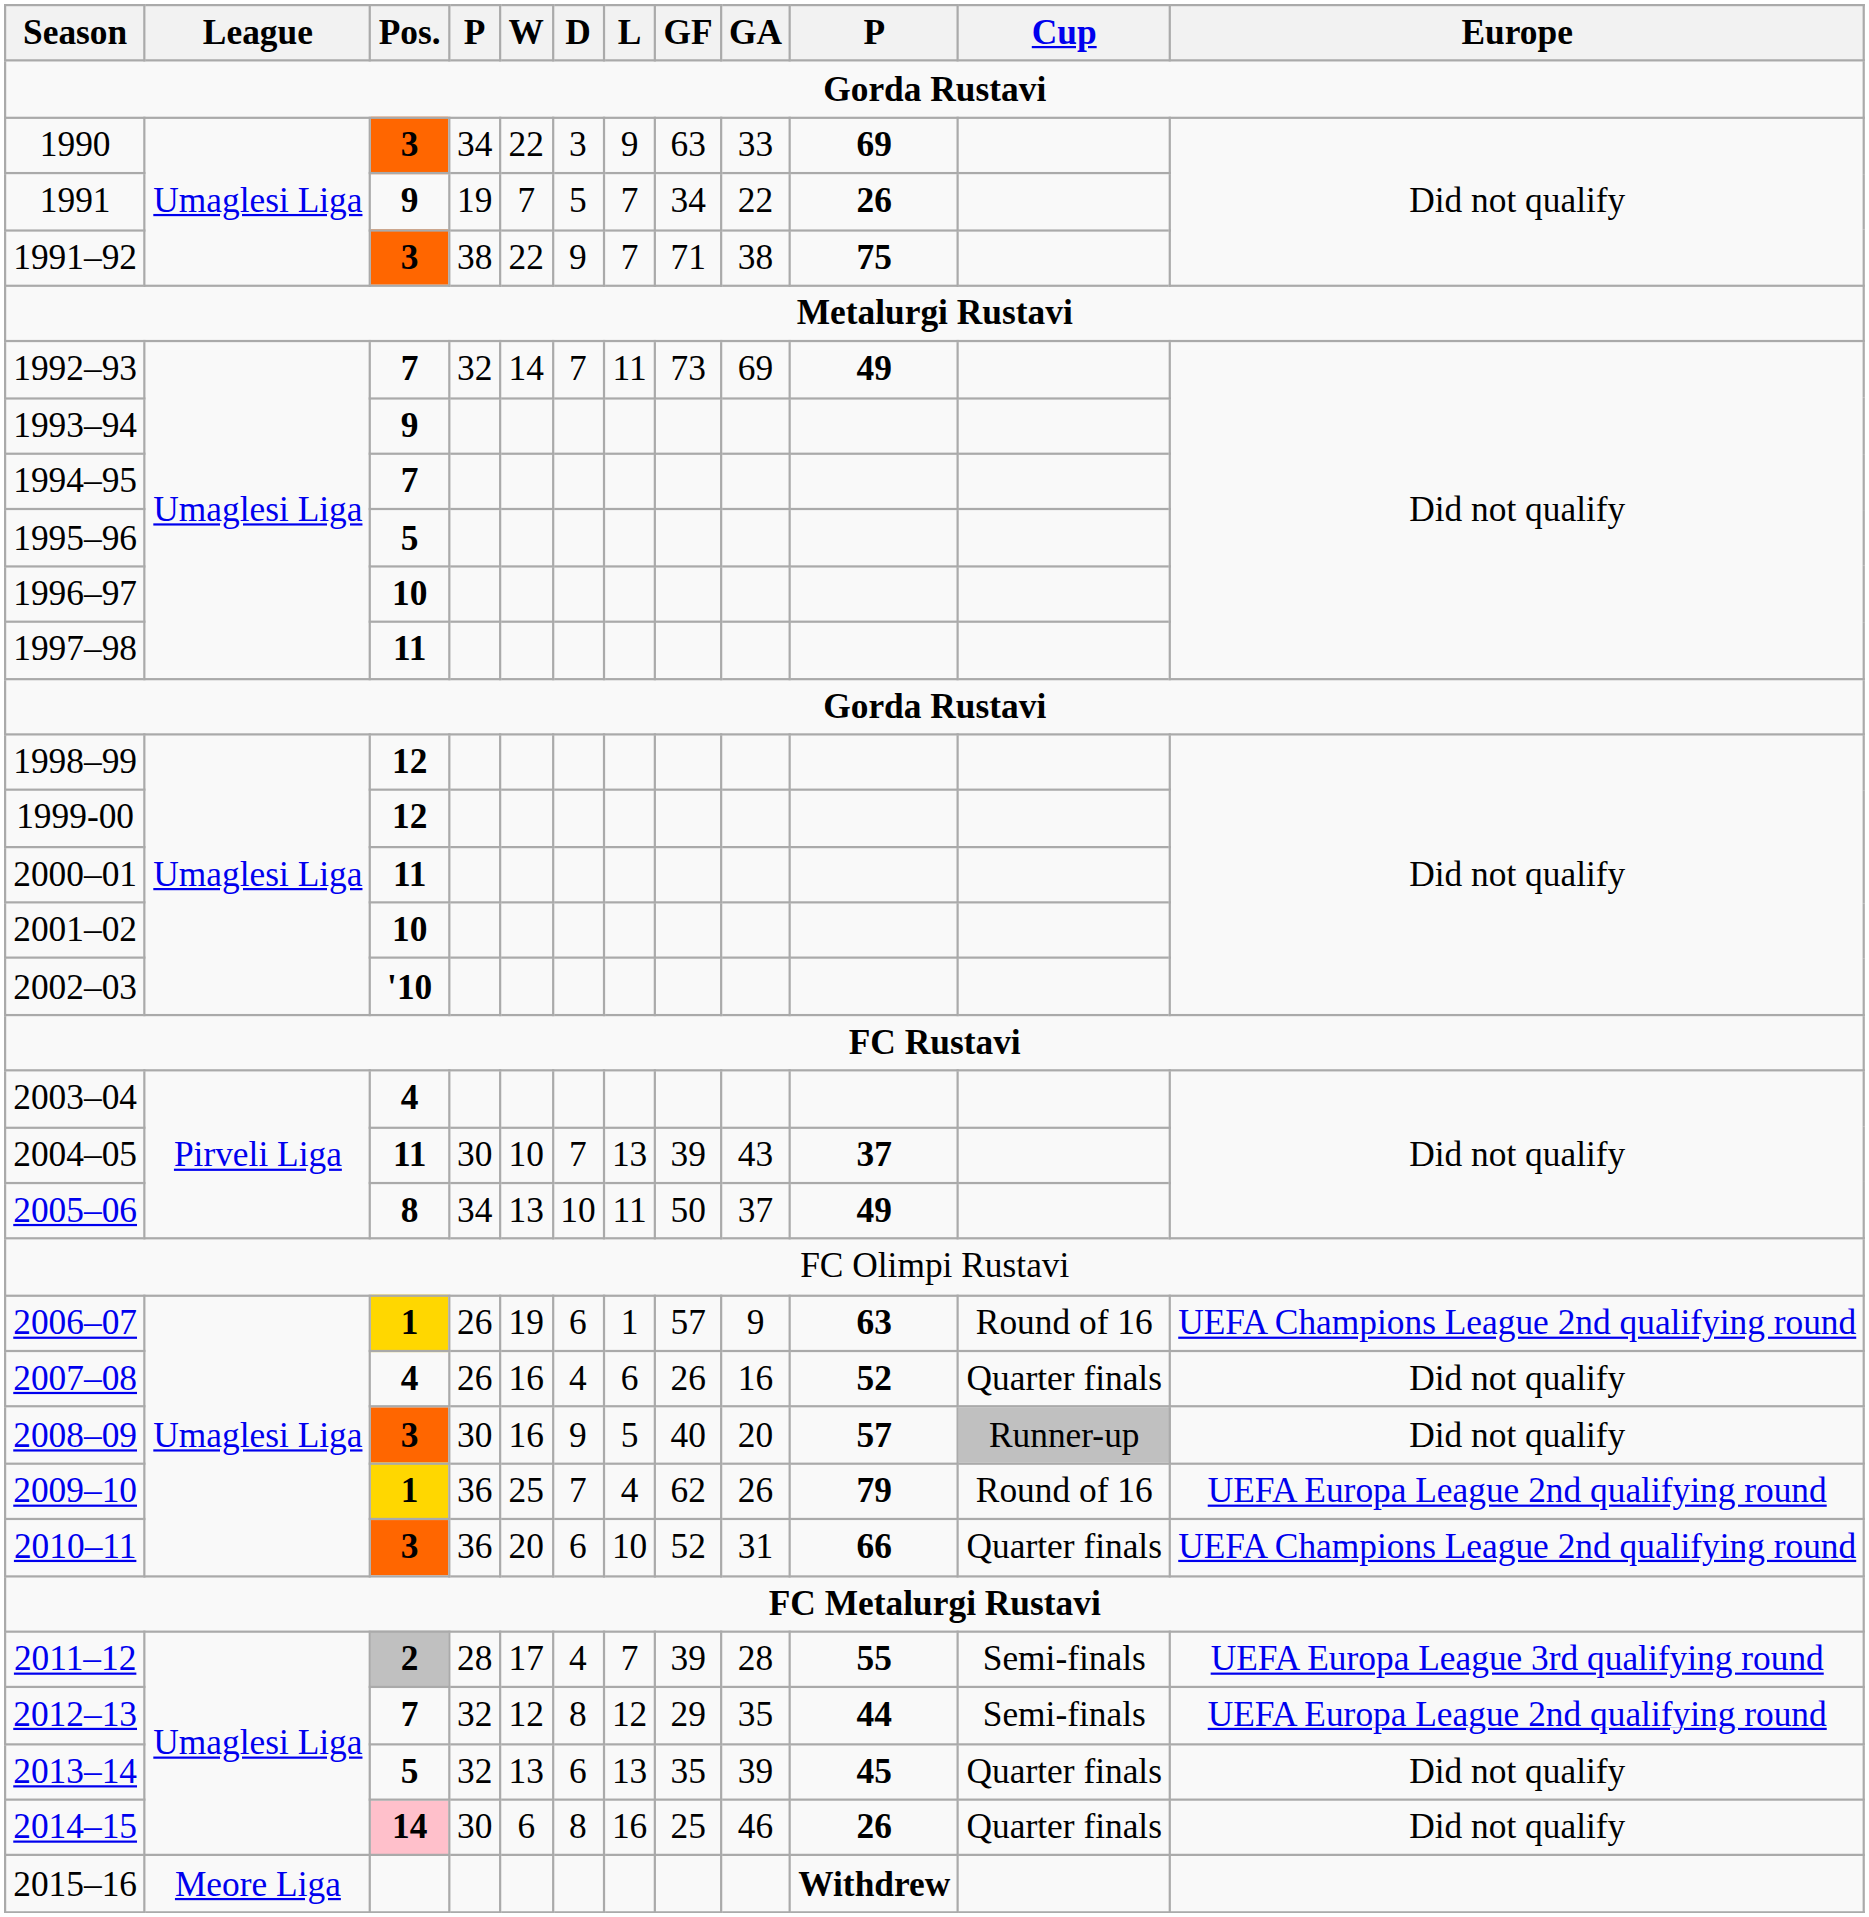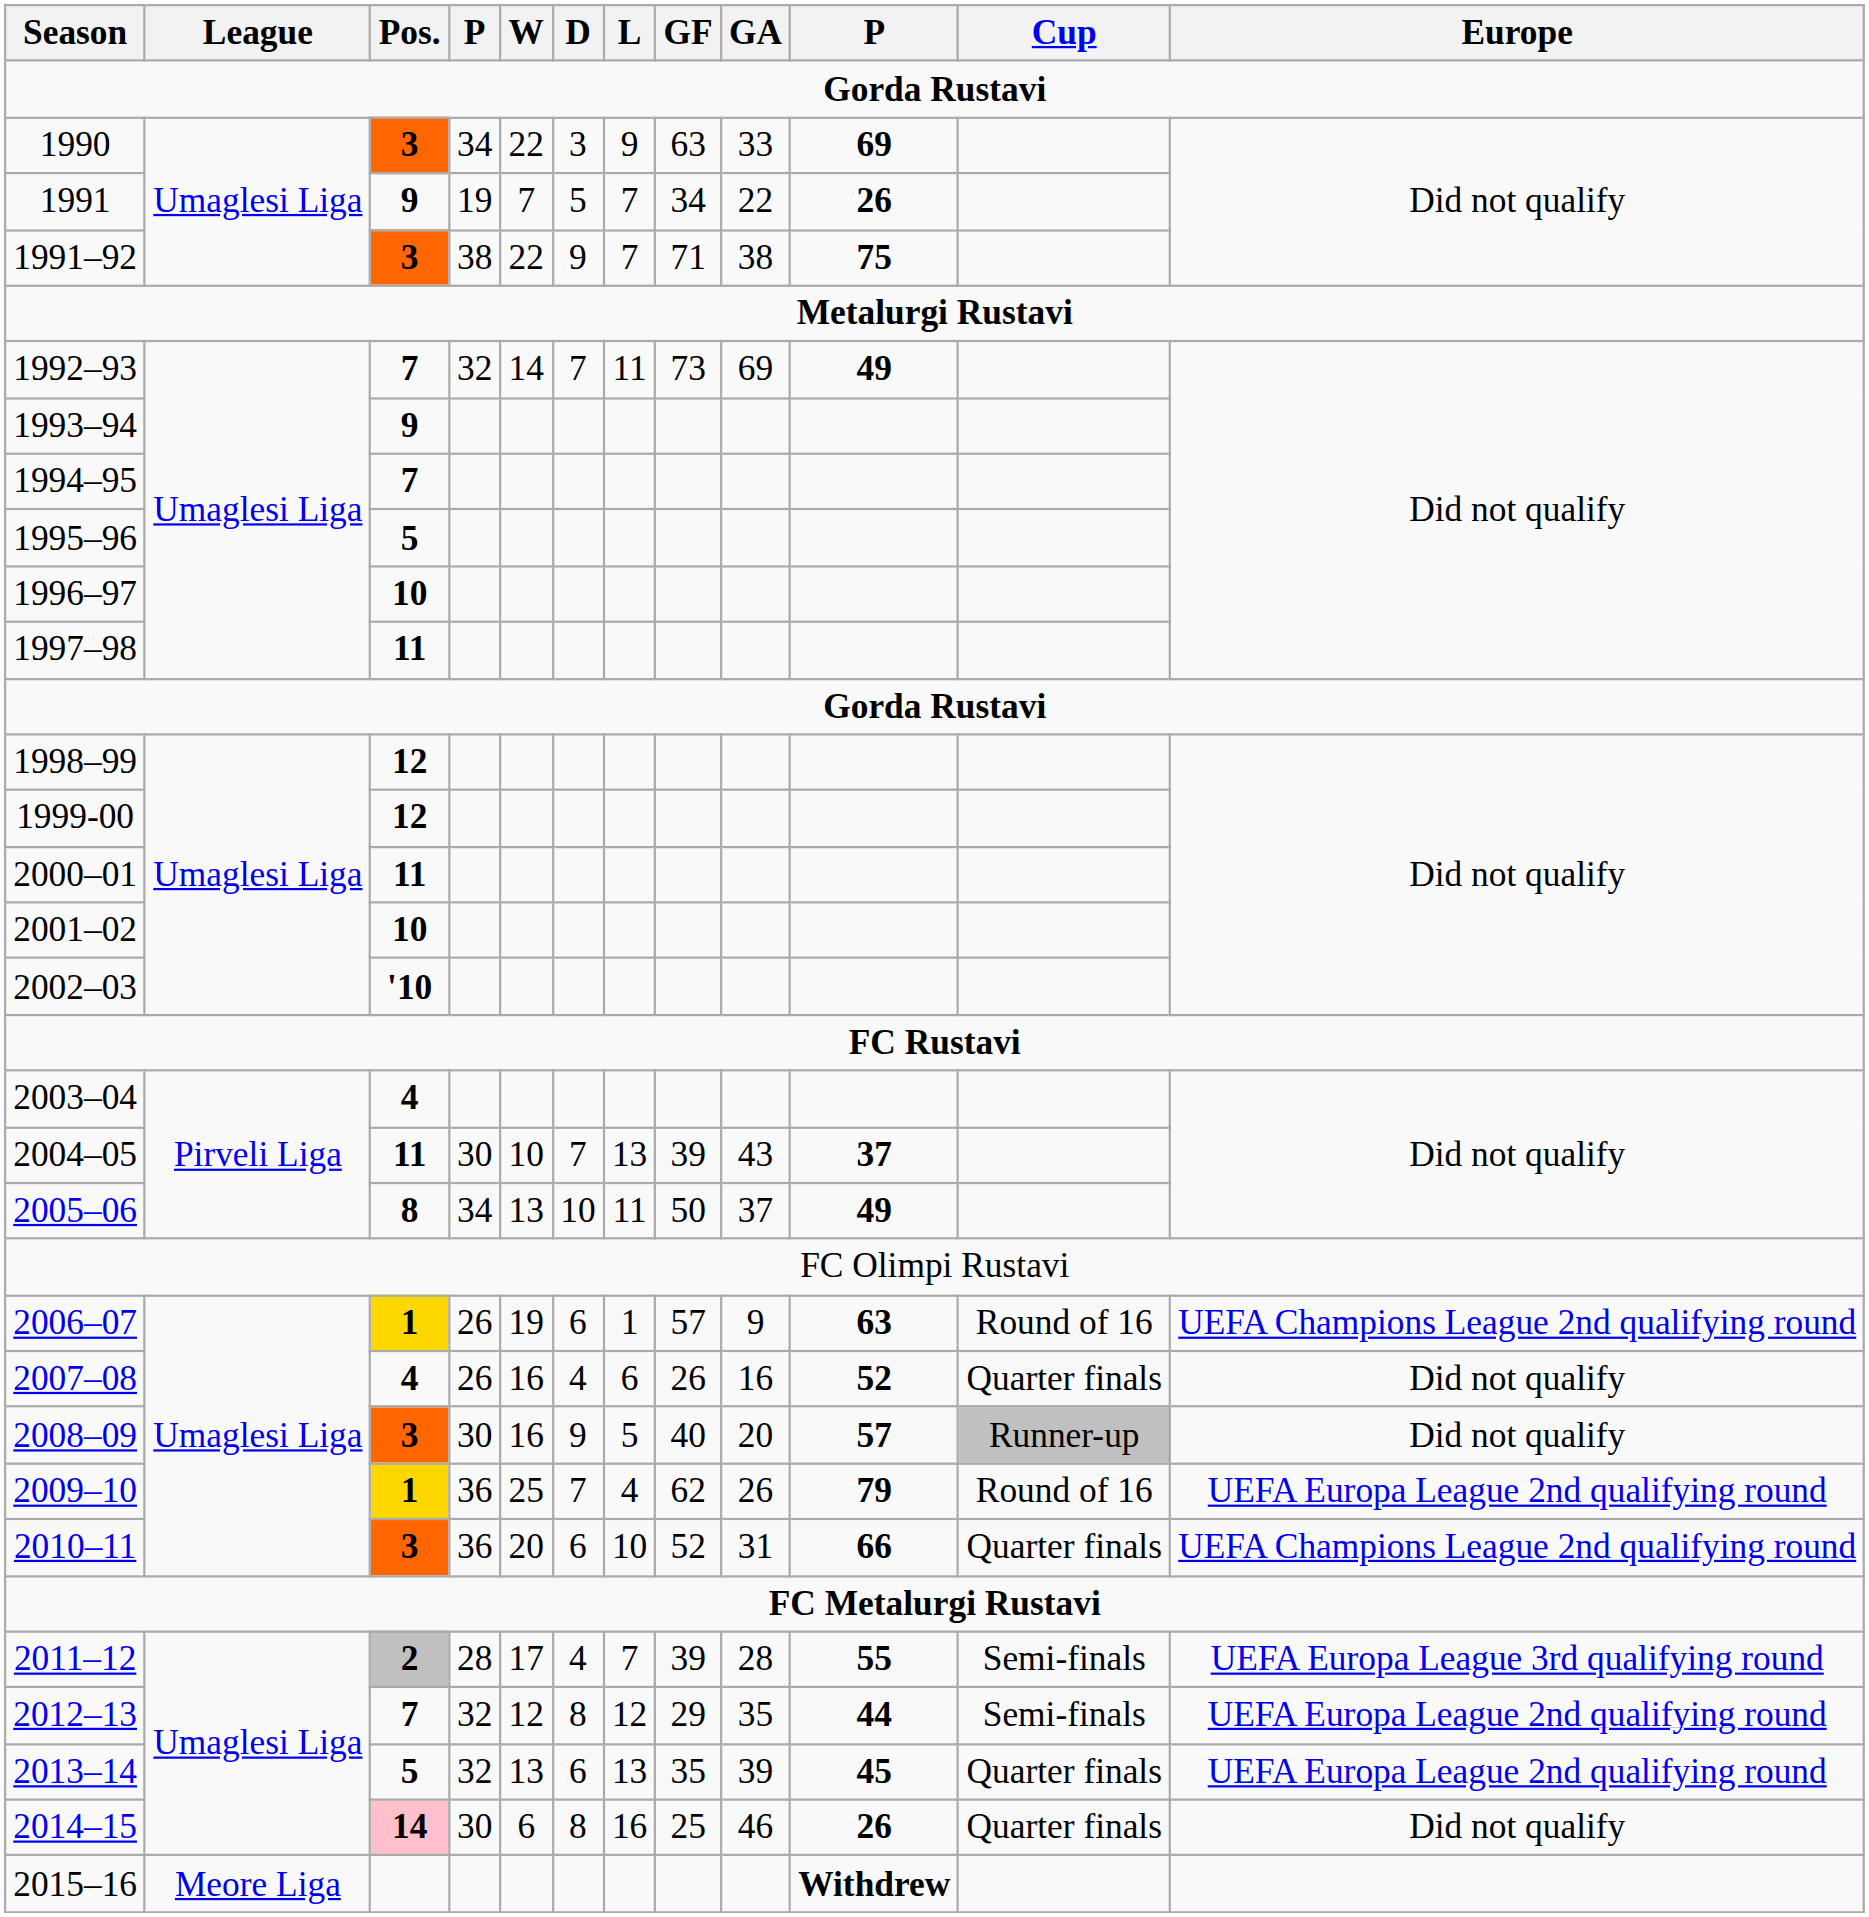(1517, 1770) Did not qualify -> (1517, 1770) UEFA Europa League 2nd qualifying round
